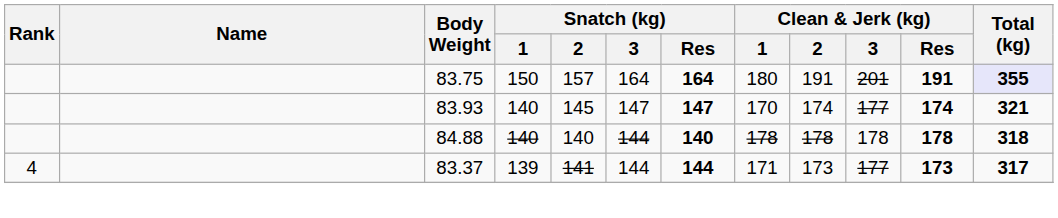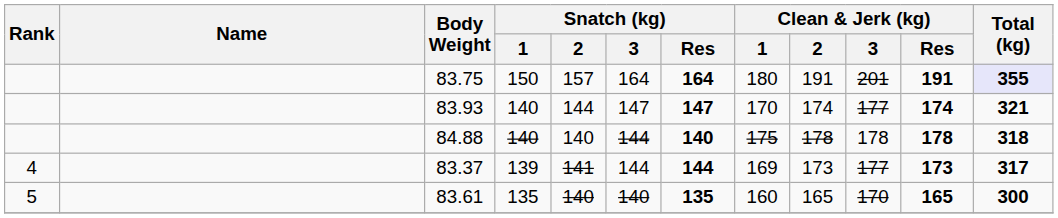(578, 108) 145 -> (578, 108) 144
(762, 138) 178 -> (762, 138) 175
(762, 167) 171 -> (762, 167) 169
+ row: (460, 197)
